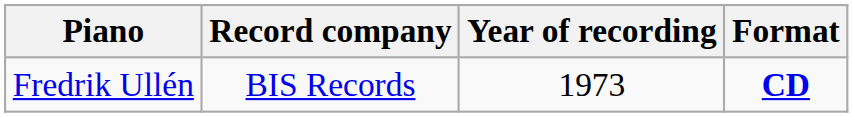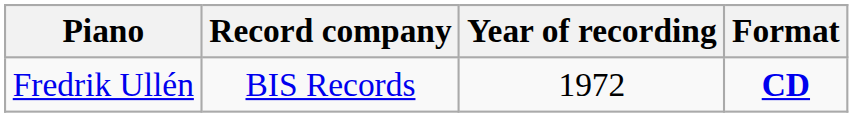(592, 84) 1973 -> (592, 84) 1972
